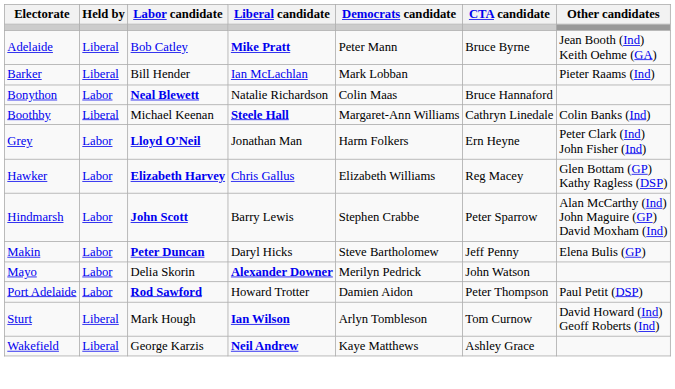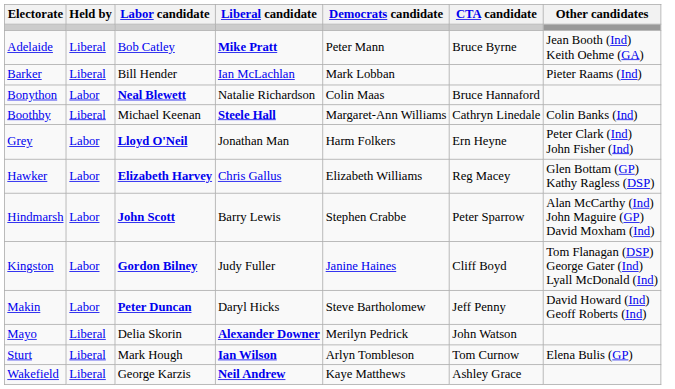+ row: (30, 266)
(602, 251) Elena Bulis (GP) -> (598, 307) David Howard (Ind) Geoff Roberts (Ind)
(97, 271) Labor -> (88, 334) Liberal
- row: (42, 291)
(611, 319) David Howard (Ind) Geoff Roberts (Ind) -> (589, 354) Elena Bulis (GP)
